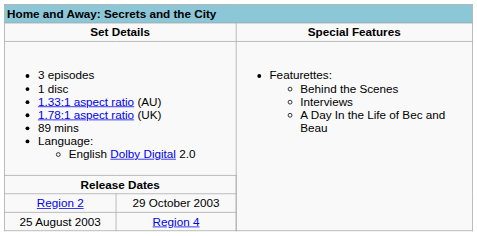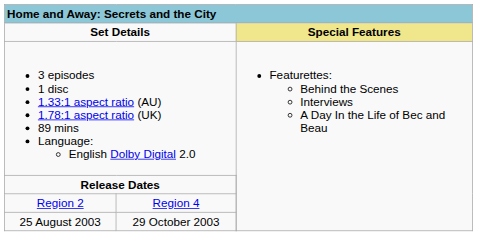(354, 32) no background -> (354, 32) khaki background
(176, 203) 29 October 2003 -> (176, 203) Region 4
(176, 221) Region 4 -> (176, 221) 29 October 2003
